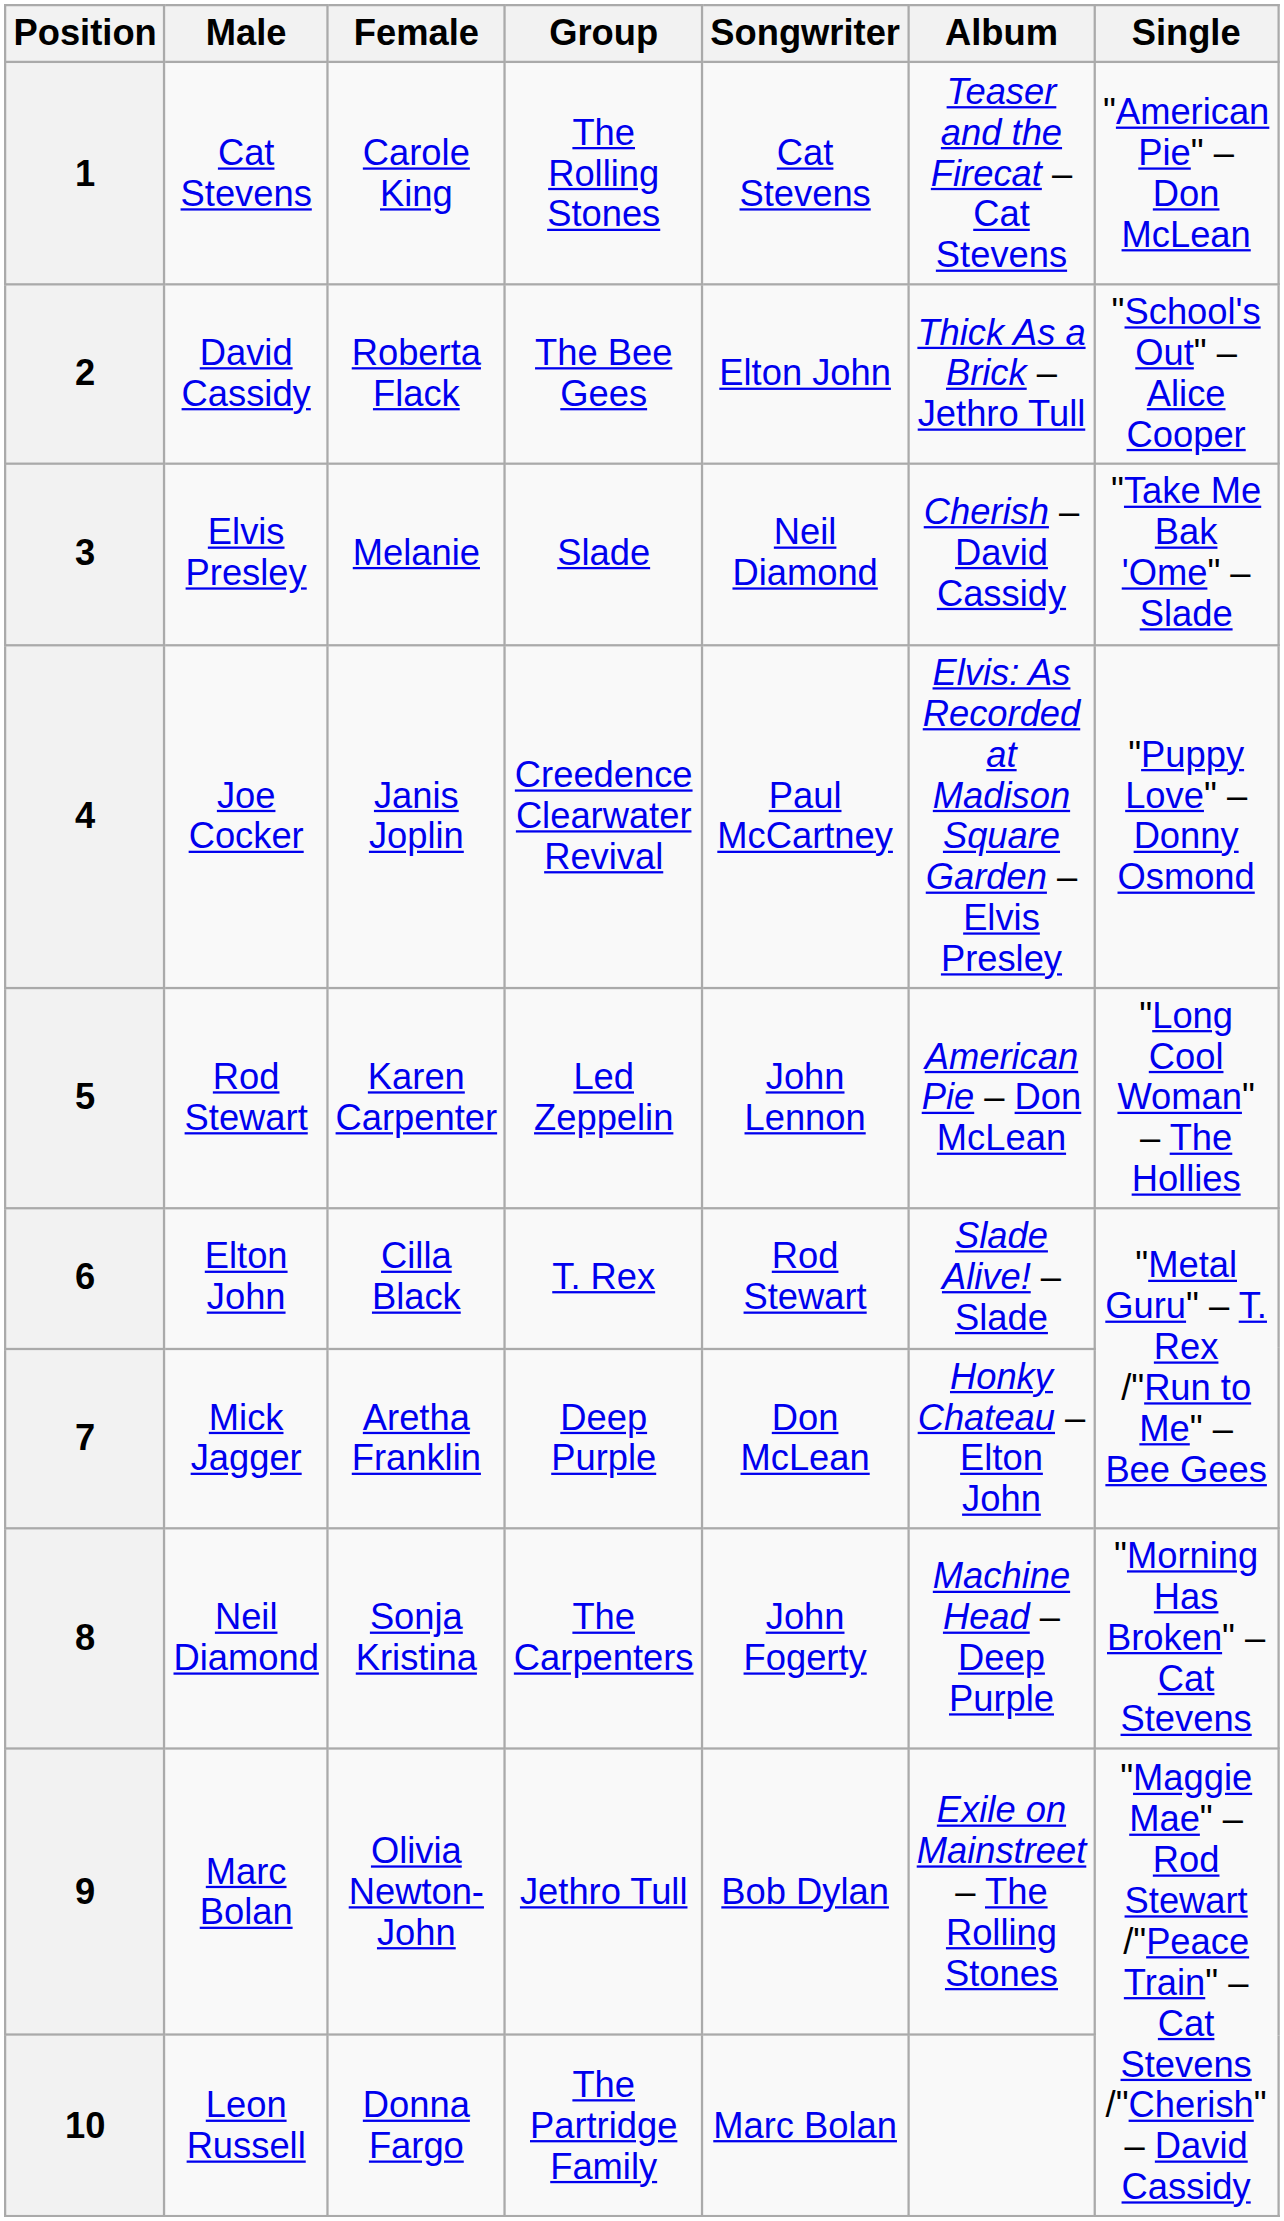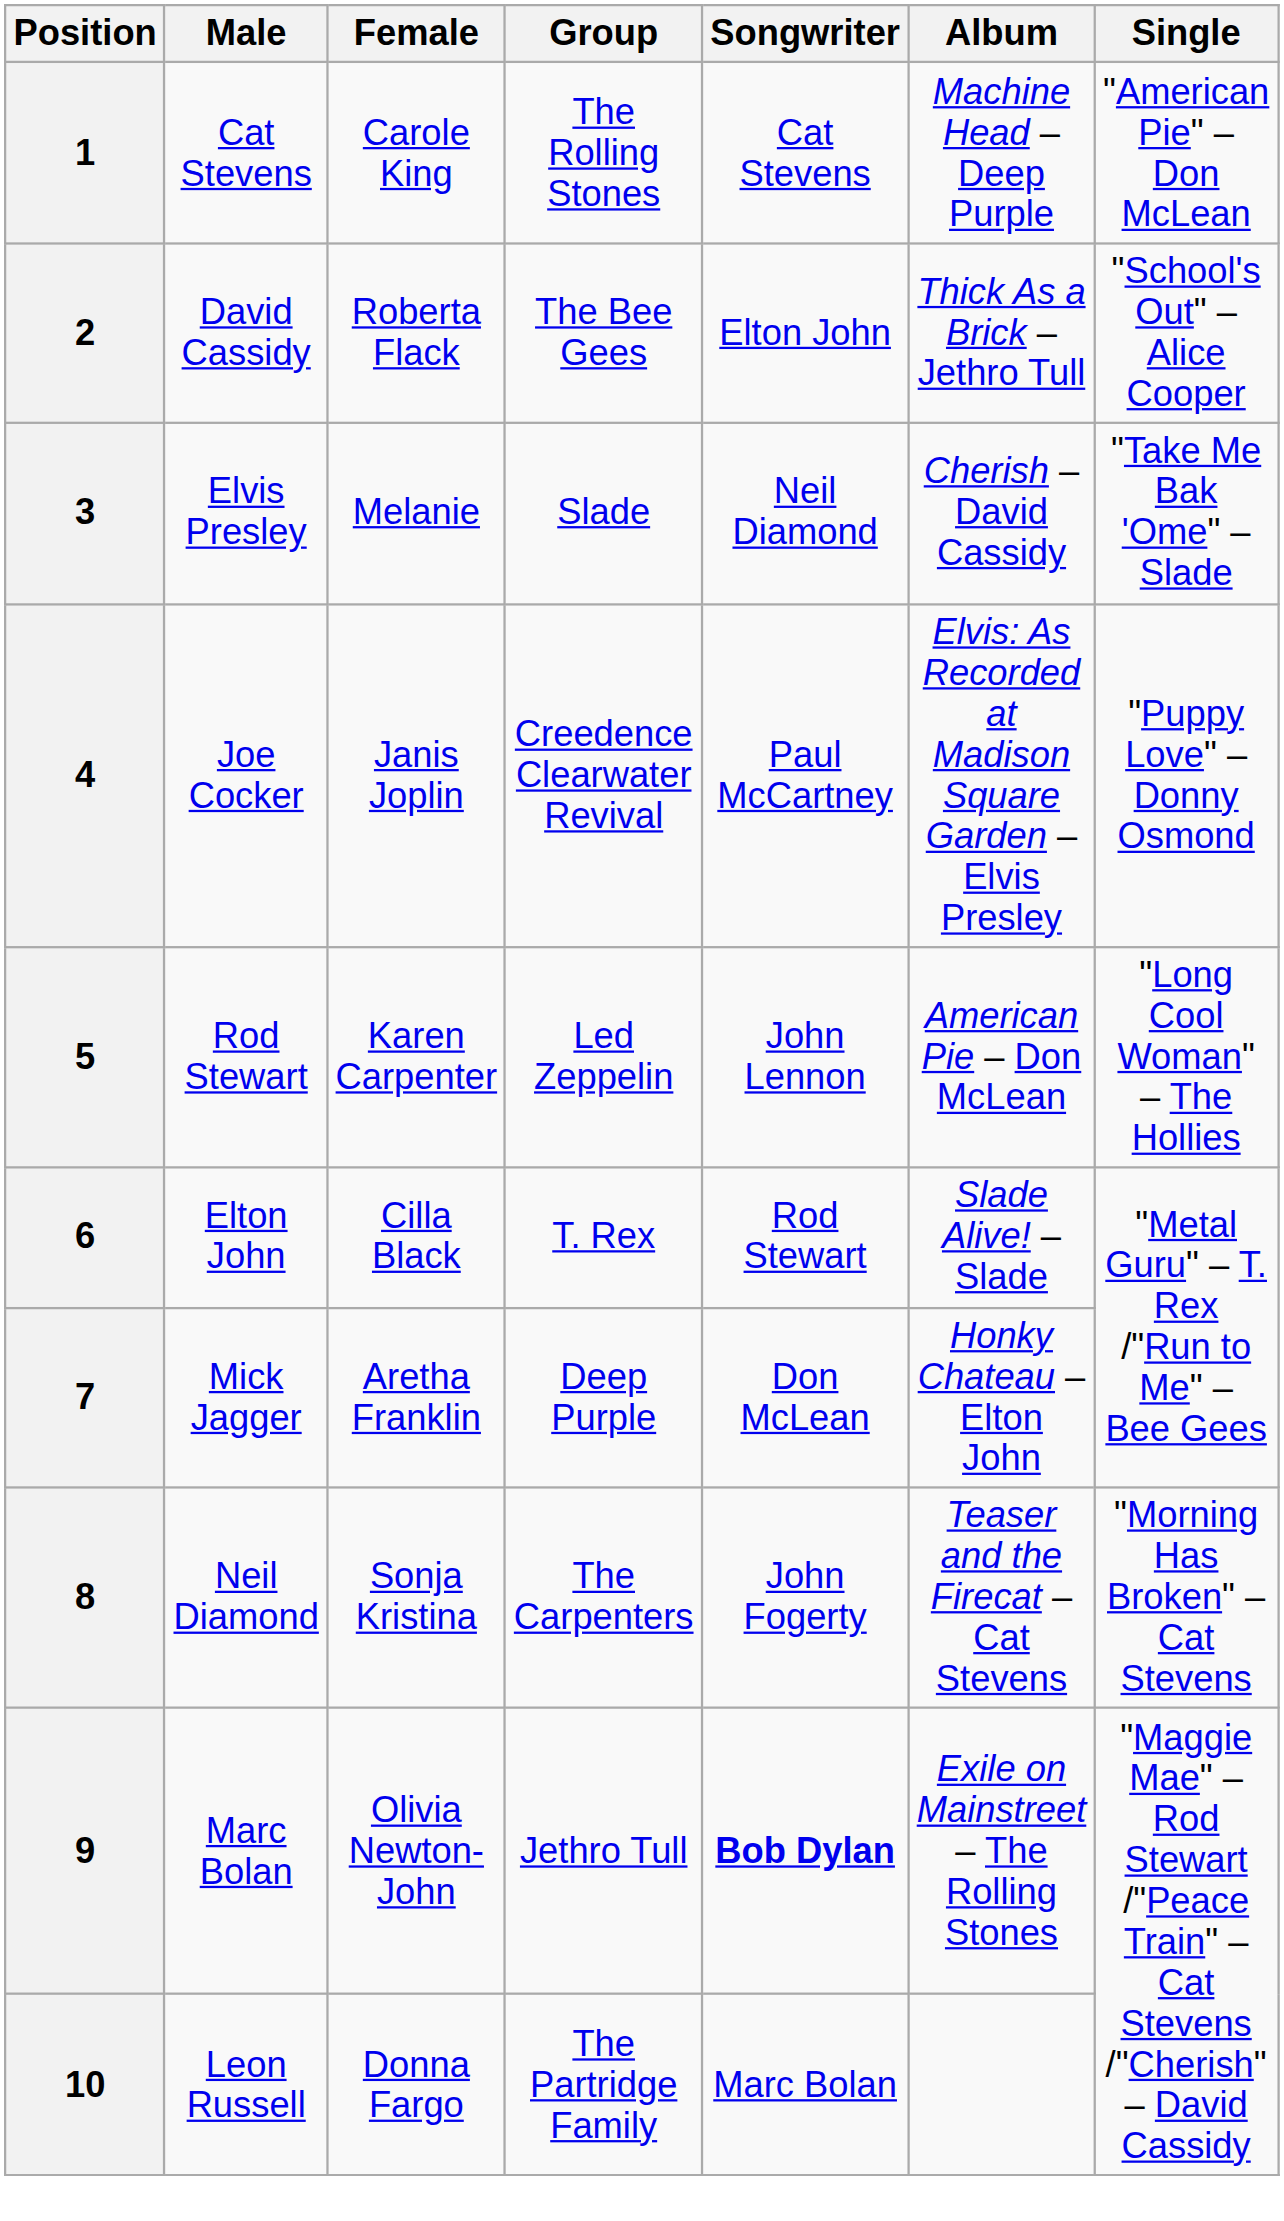(1001, 172) Teaser and the Firecat – Cat Stevens -> (1001, 152) Machine Head – Deep Purple
(1001, 1638) Machine Head – Deep Purple -> (1001, 1597) Teaser and the Firecat – Cat Stevens
(805, 1891) normal -> (805, 1850) bold
